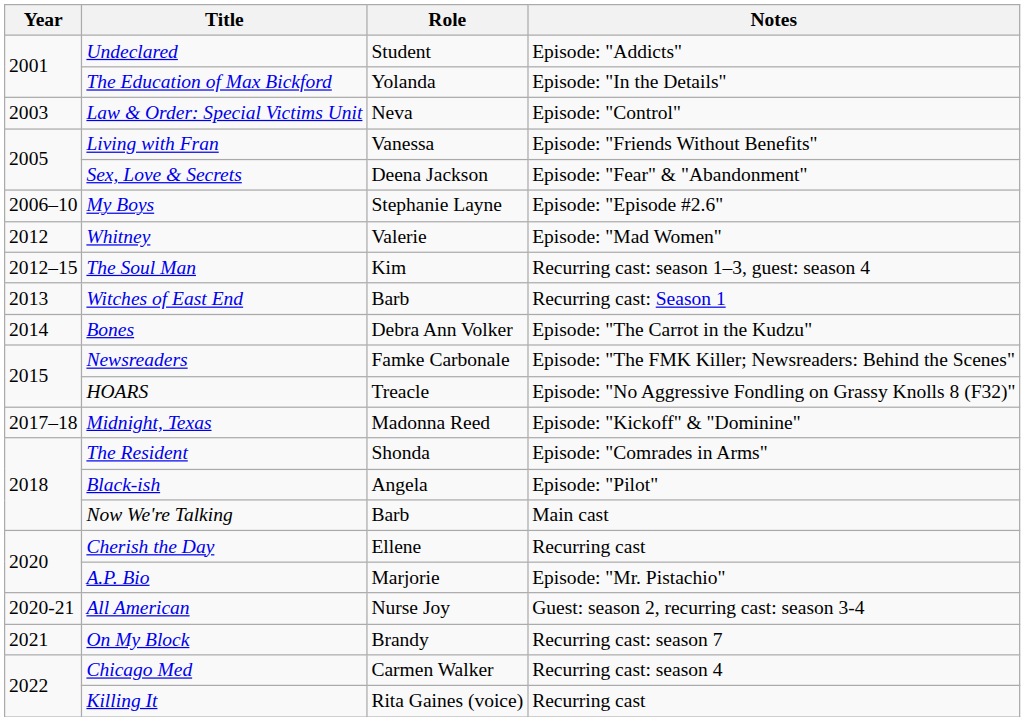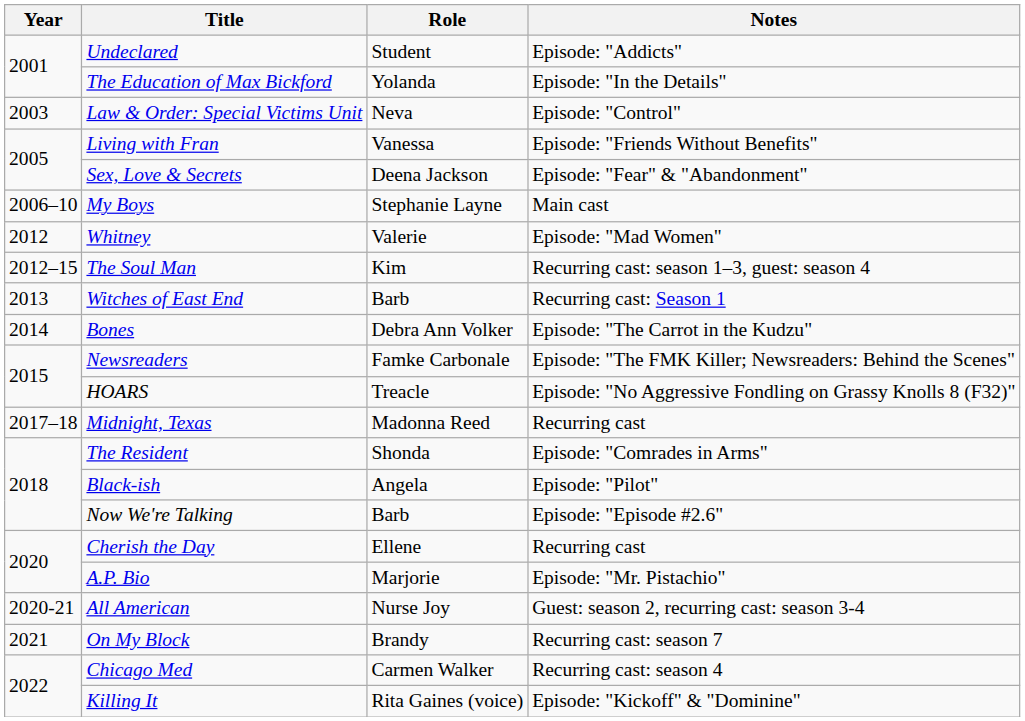(628, 205) Episode: "Episode #2.6" -> (570, 205) Main cast
(666, 422) Episode: "Kickoff" & "Dominine" -> (589, 422) Recurring cast
(570, 515) Main cast -> (628, 515) Episode: "Episode #2.6"
(589, 701) Recurring cast -> (666, 701) Episode: "Kickoff" & "Dominine"
